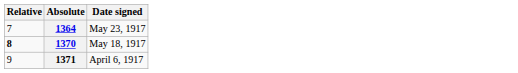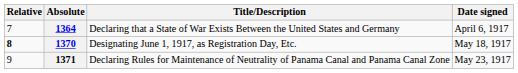+ column: (270, 12)
(117, 28) May 23, 1917 -> (481, 28) April 6, 1917
(116, 60) April 6, 1917 -> (483, 60) May 23, 1917
